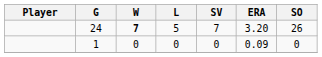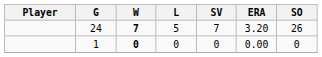(136, 44) normal -> (136, 44) bold
(257, 44) 0.09 -> (257, 44) 0.00
